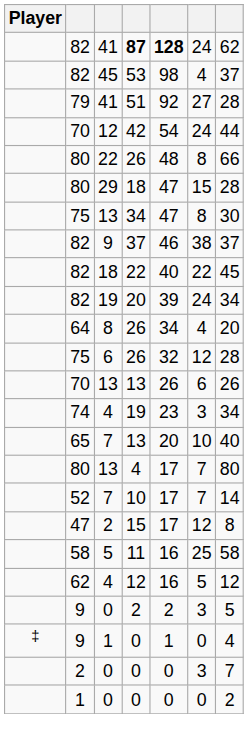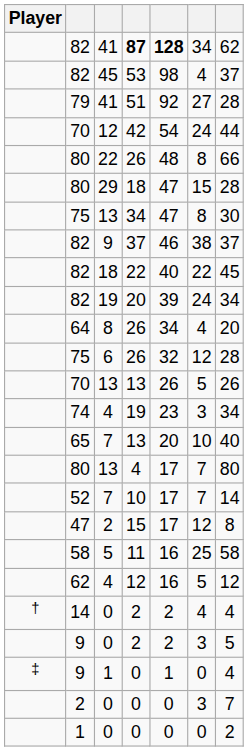(202, 46) 24 -> (202, 46) 34
(202, 384) 6 -> (202, 384) 5
+ row: (80, 612)
